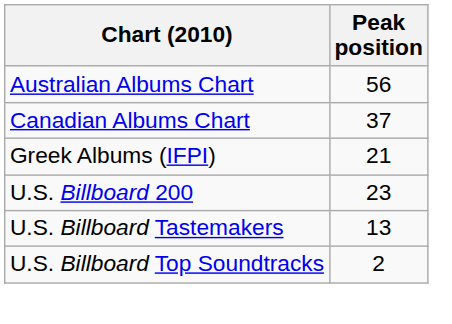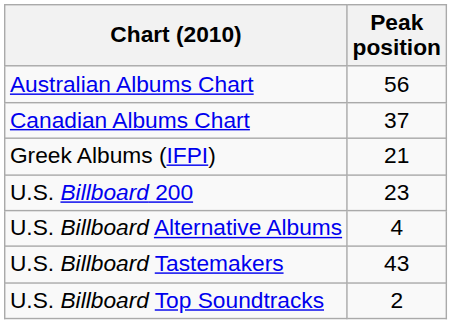+ row: (176, 228)
(379, 228) 13 -> (397, 264) 43
